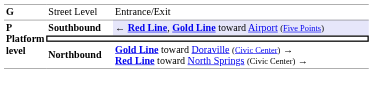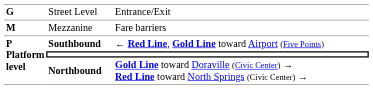+ row: (70, 28)
(220, 28) lavender background -> (220, 43) no background
